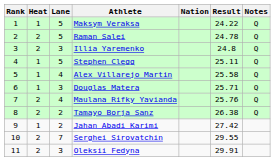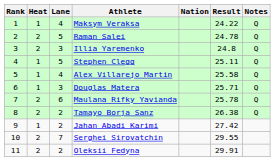(61, 23) 5 -> (61, 23) 4
(61, 100) 4 -> (61, 100) 6
(227, 100) 25.76 -> (227, 100) 25.78
(61, 150) 3 -> (61, 150) 2
